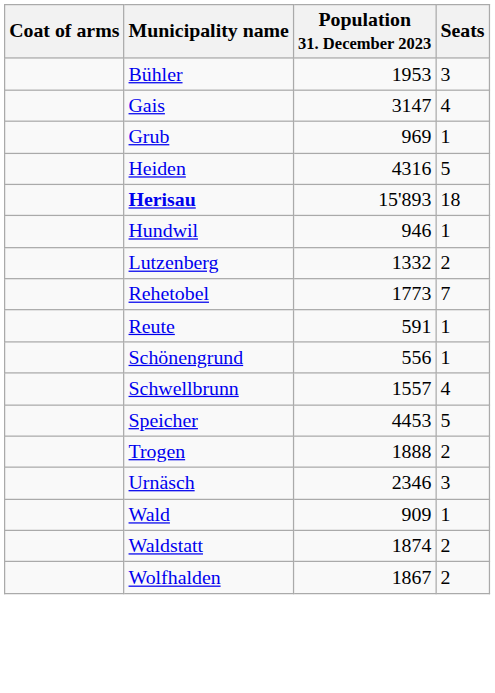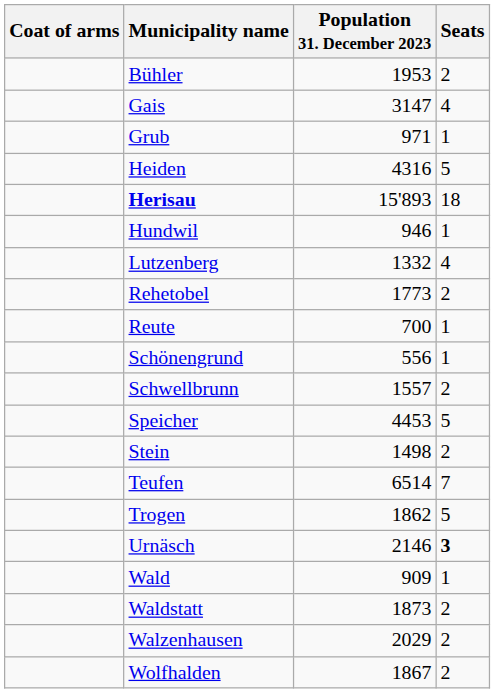(445, 74) 3 -> (445, 74) 2
(416, 136) 969 -> (416, 136) 971
(445, 262) 2 -> (445, 262) 4
(445, 294) 7 -> (445, 294) 2
(416, 325) 591 -> (416, 325) 700
(445, 388) 4 -> (445, 388) 2
+ row: (149, 451)
+ row: (156, 483)
(411, 451) 1888 -> (411, 514) 1862
(445, 451) 2 -> (445, 514) 5
(411, 483) 2346 -> (411, 545) 2146
(445, 483) normal -> (445, 545) bold
(411, 545) 1874 -> (411, 608) 1873
+ row: (186, 640)
